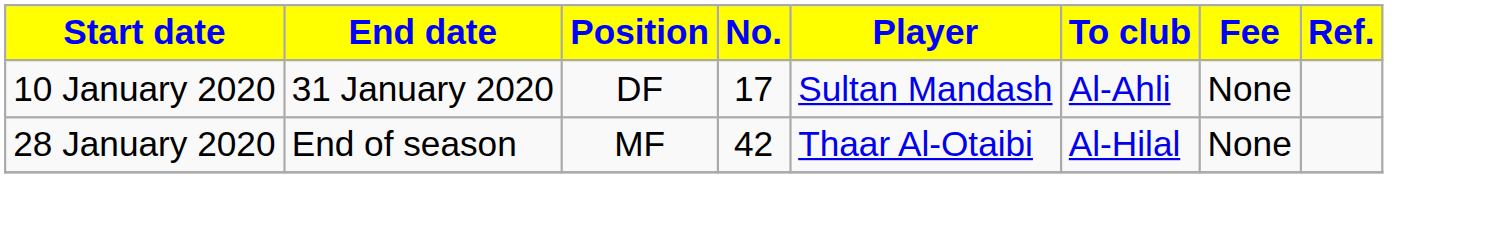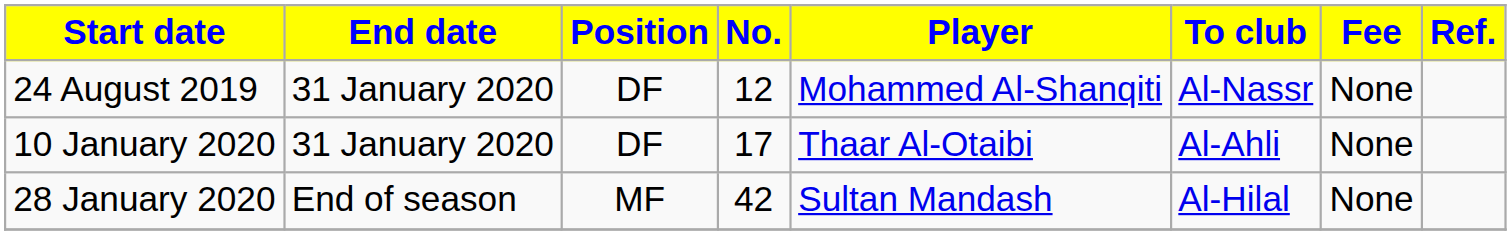+ row: (136, 88)
(925, 88) Sultan Mandash -> (916, 144) Thaar Al-Otaibi
(916, 144) Thaar Al-Otaibi -> (925, 199) Sultan Mandash
